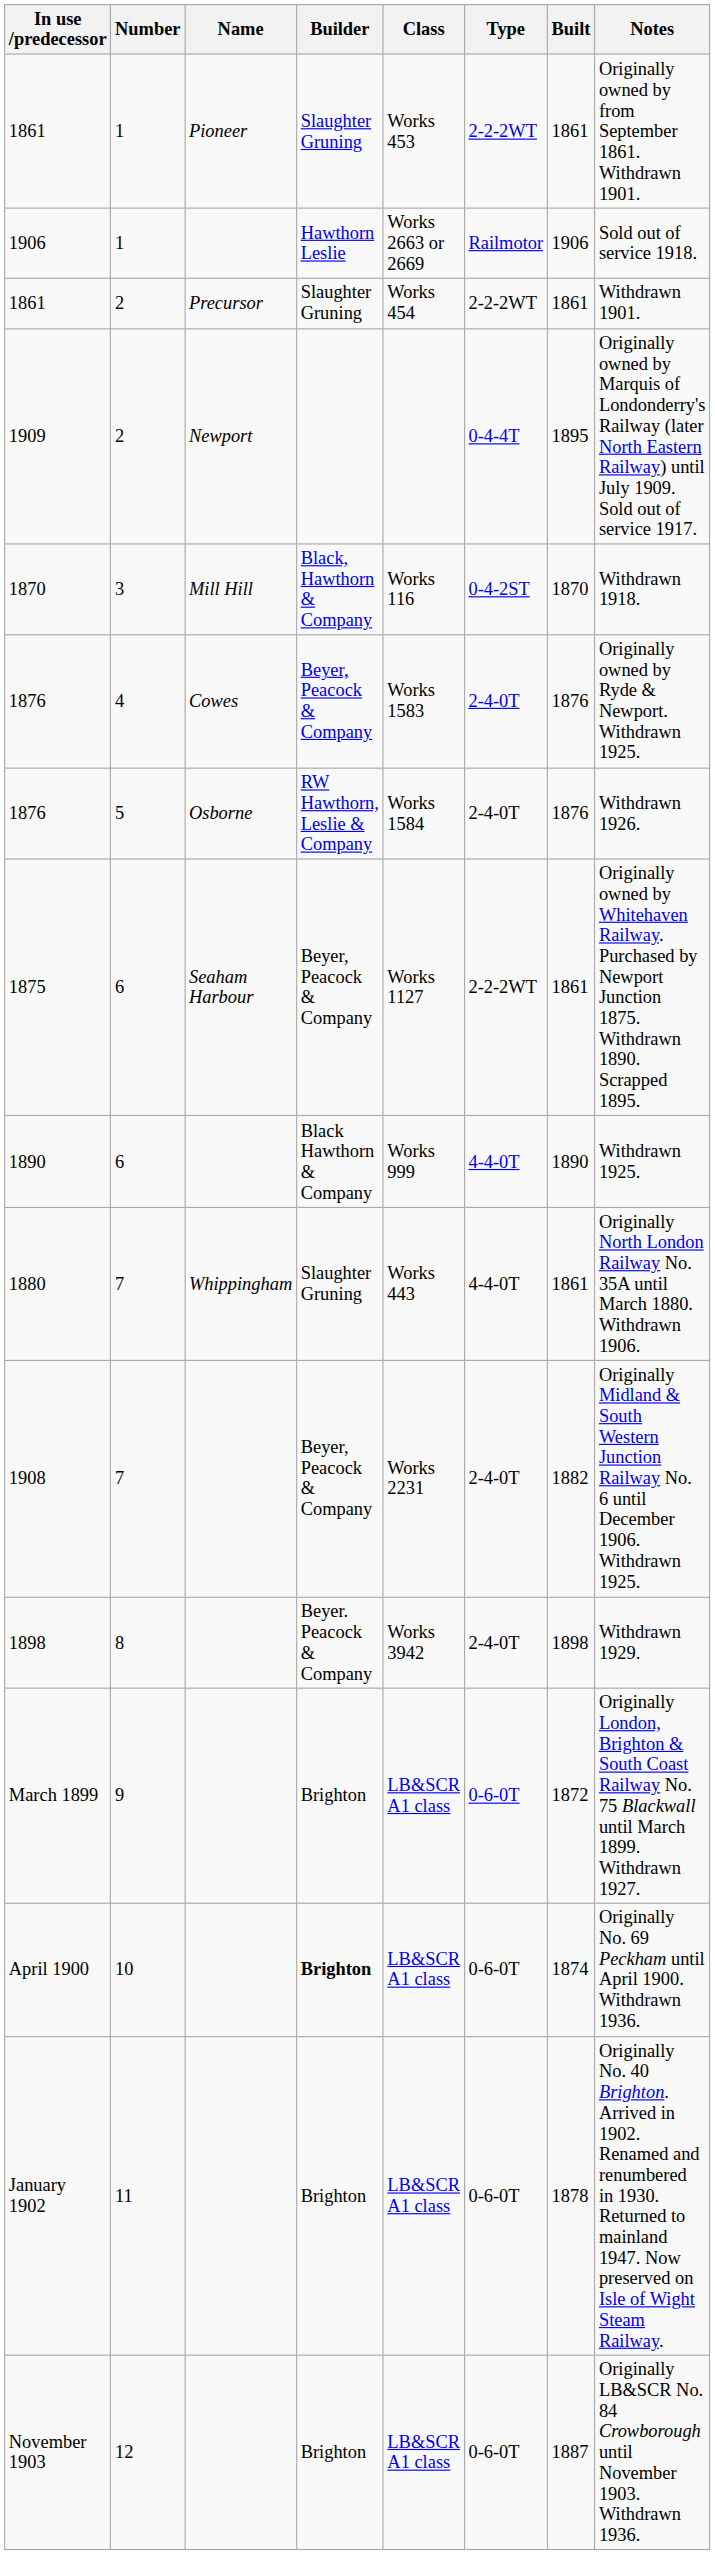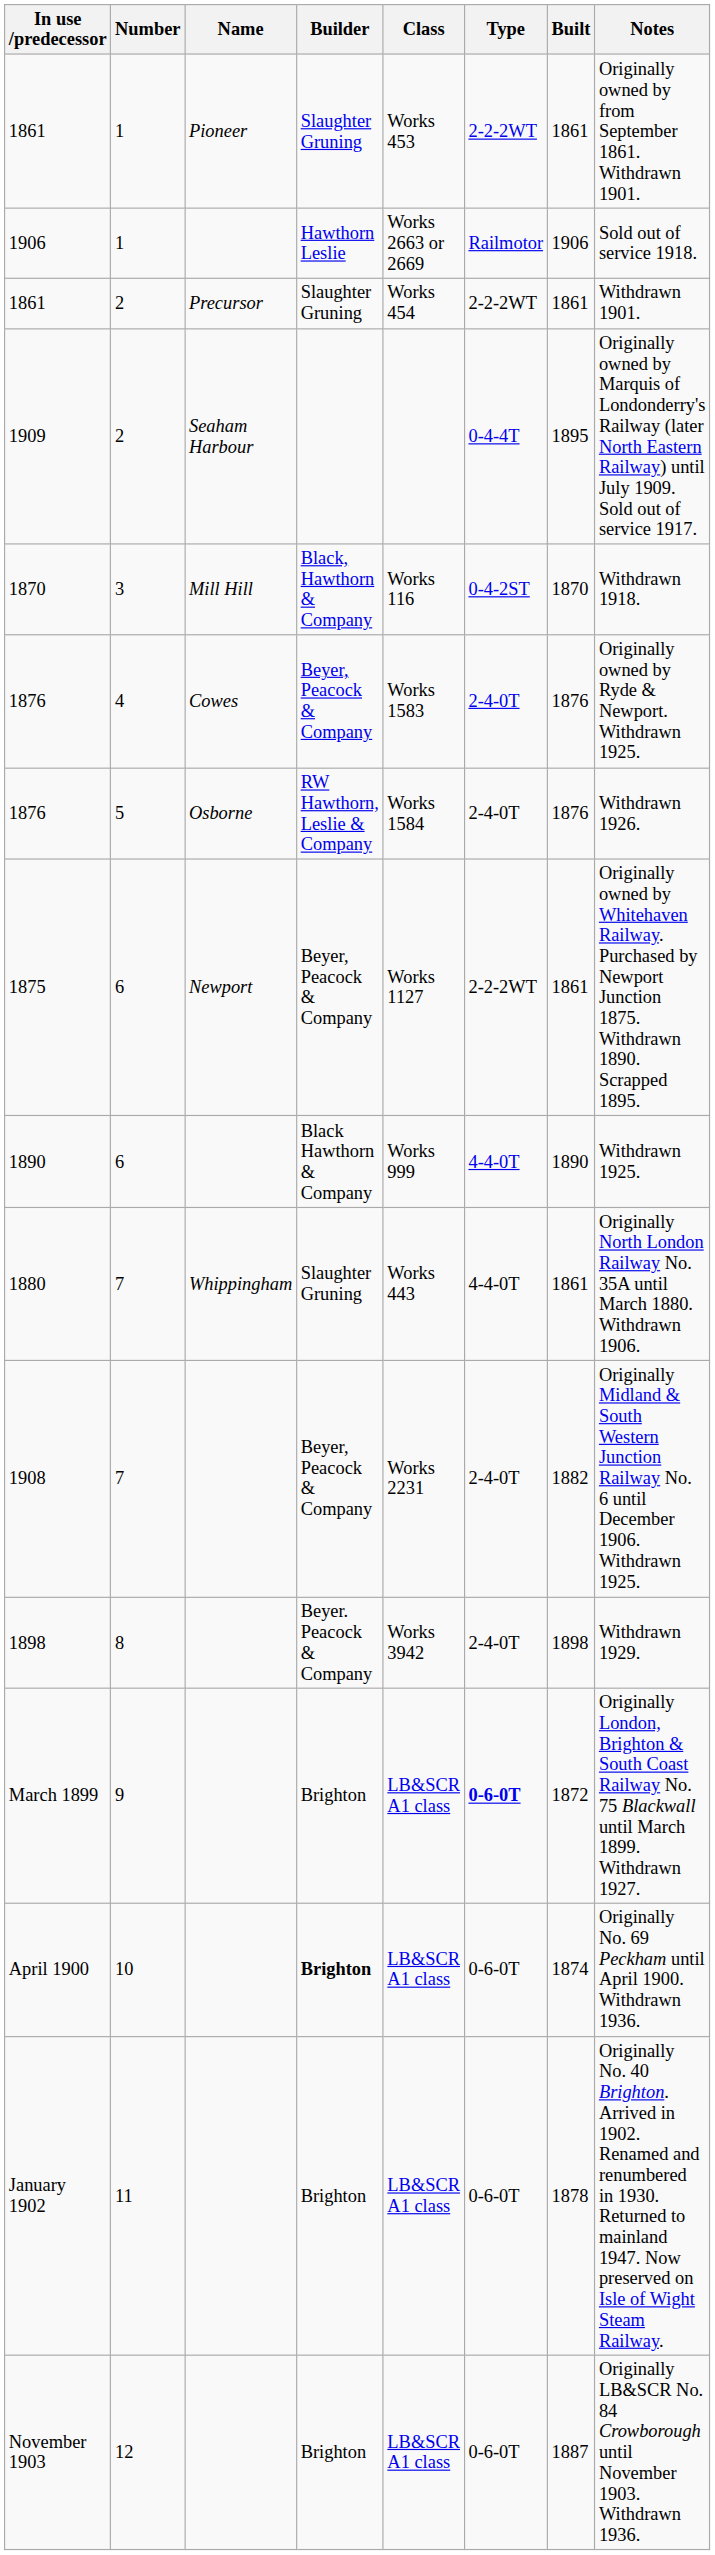(221, 435) Newport -> (221, 435) Seaham Harbour
(221, 987) Seaham Harbour -> (221, 987) Newport
(494, 1795) normal -> (495, 1795) bold
